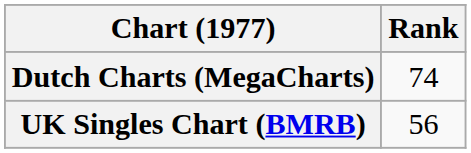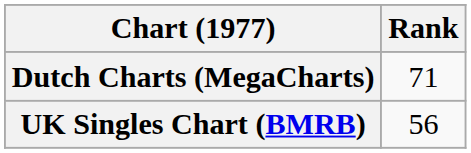(423, 76) 74 -> (423, 76) 71
